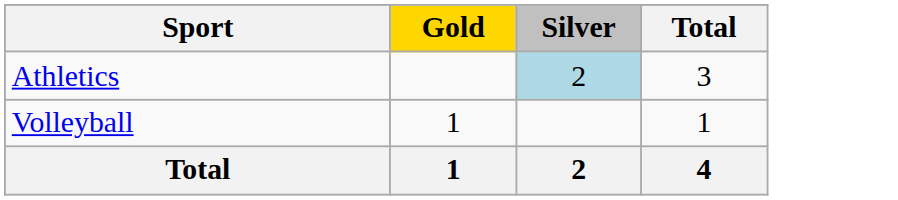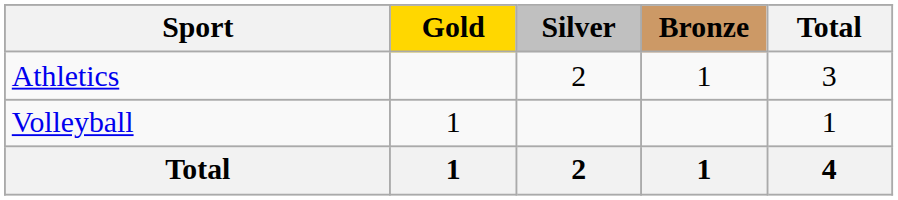+ column: (704, 28)
(579, 75) lightblue background -> (579, 75) no background
